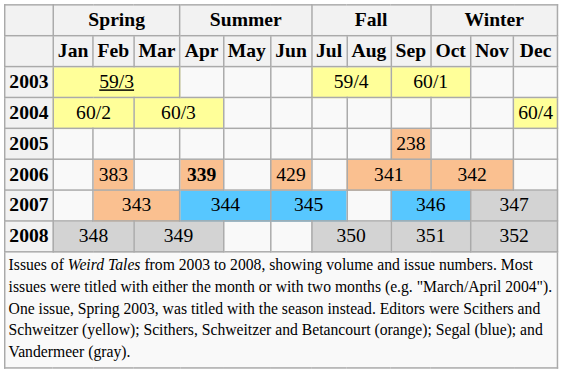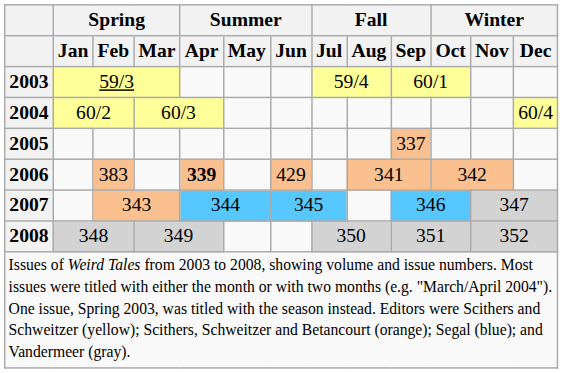(411, 143) 238 -> (411, 143) 337
